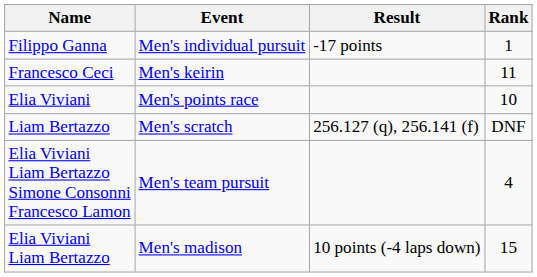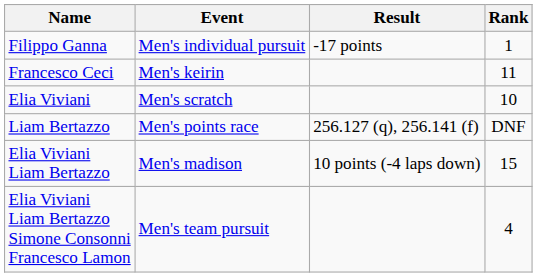(199, 99) Men's points race -> (186, 99) Men's scratch
(186, 126) Men's scratch -> (199, 126) Men's points race
rows swapped: (70, 182) <-> (59, 248)
